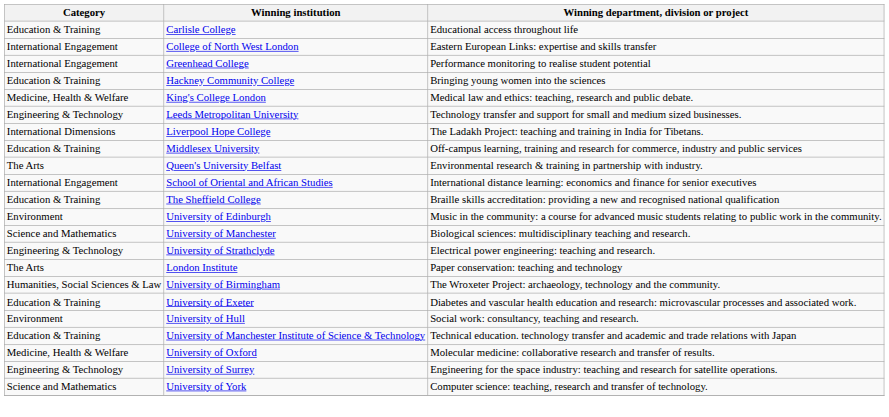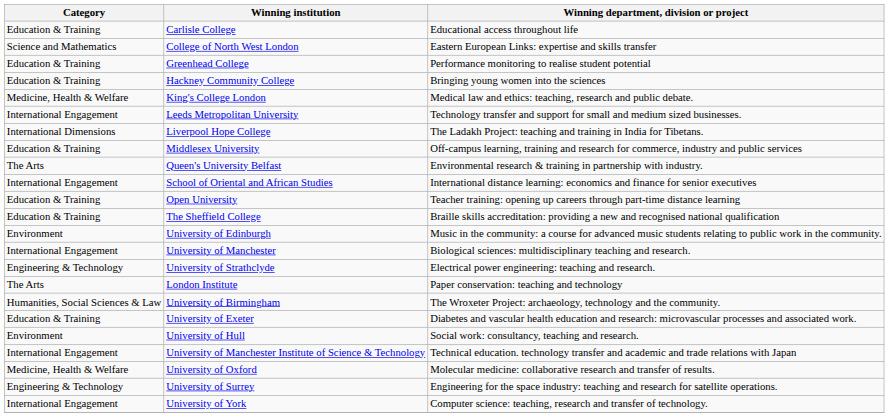(62, 47) International Engagement -> (62, 47) Science and Mathematics
(62, 64) International Engagement -> (54, 64) Education & Training
(65, 115) Engineering & Technology -> (62, 115) International Engagement
+ row: (202, 200)
(62, 234) Science and Mathematics -> (62, 251) International Engagement
(54, 336) Education & Training -> (62, 353) International Engagement
(62, 387) Science and Mathematics -> (62, 404) International Engagement
